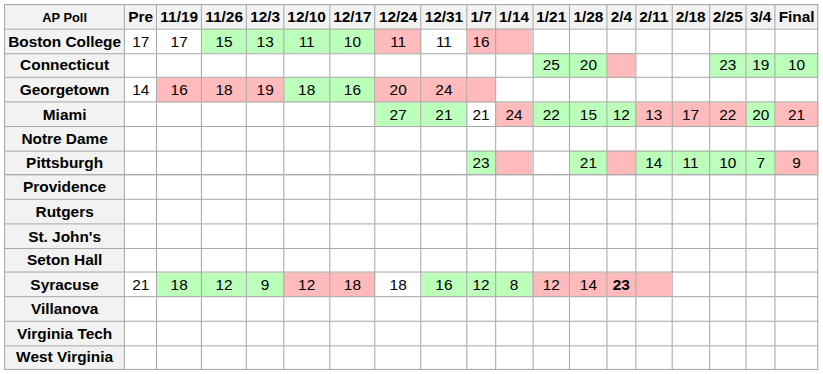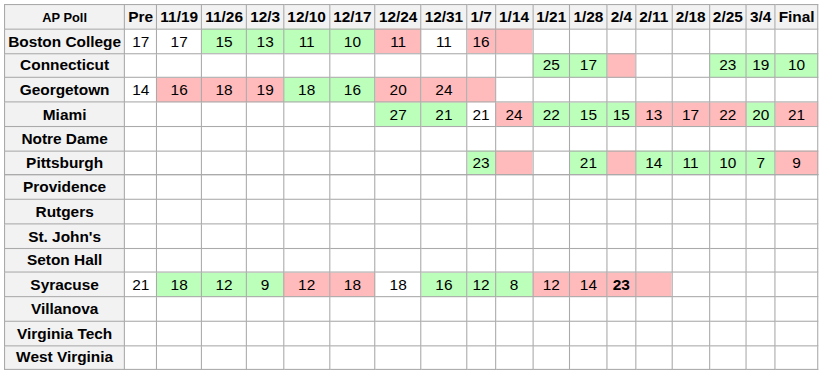(588, 66) 20 -> (588, 66) 17
(621, 114) 12 -> (621, 114) 15
